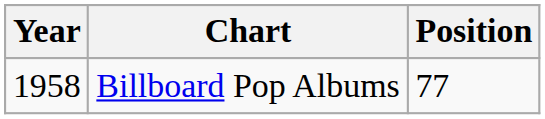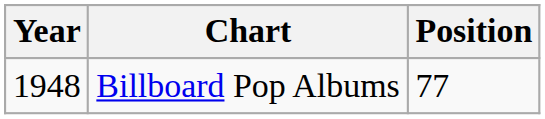(47, 85) 1958 -> (47, 85) 1948
